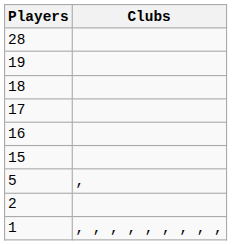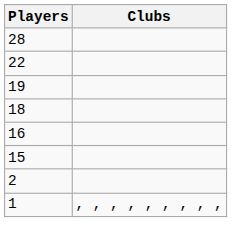+ row: (17, 63)
- row: (17, 110)
- row: (12, 181)
